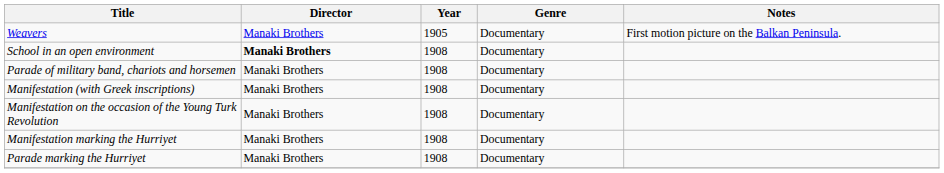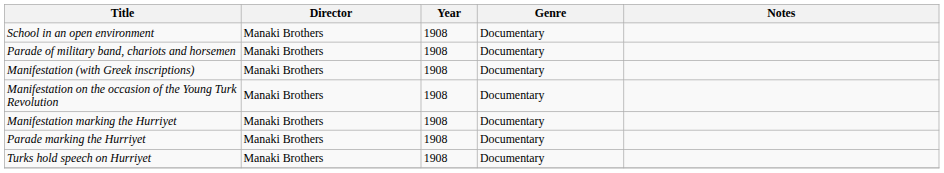- row: (27, 32)
(287, 51) bold -> (284, 32) normal
+ row: (79, 158)
